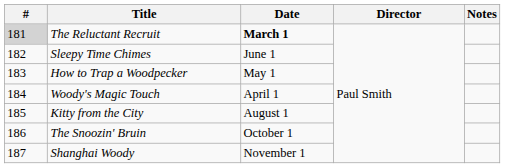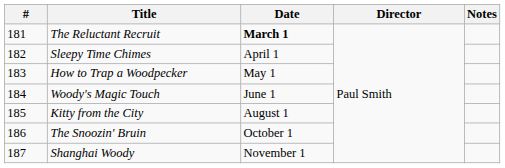(17, 34) lightgrey background -> (17, 34) no background
(260, 53) June 1 -> (261, 53) April 1
(261, 93) April 1 -> (260, 93) June 1
